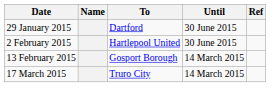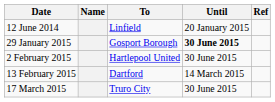+ row: (33, 27)
(126, 27) Dartford -> (143, 43) Gosport Borough
(211, 27) normal -> (212, 43) bold
(143, 58) Gosport Borough -> (126, 74) Dartford
(214, 74) 14 March 2015 -> (211, 89) 30 June 2015
